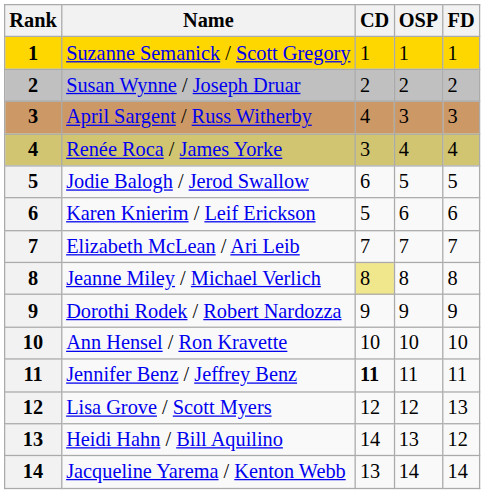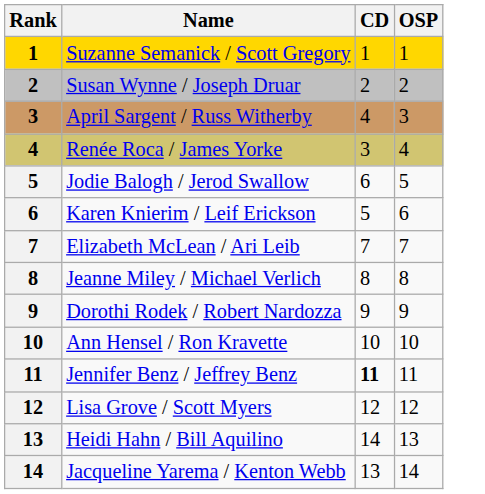- column: (461, 20)
(365, 278) khaki background -> (365, 278) no background
